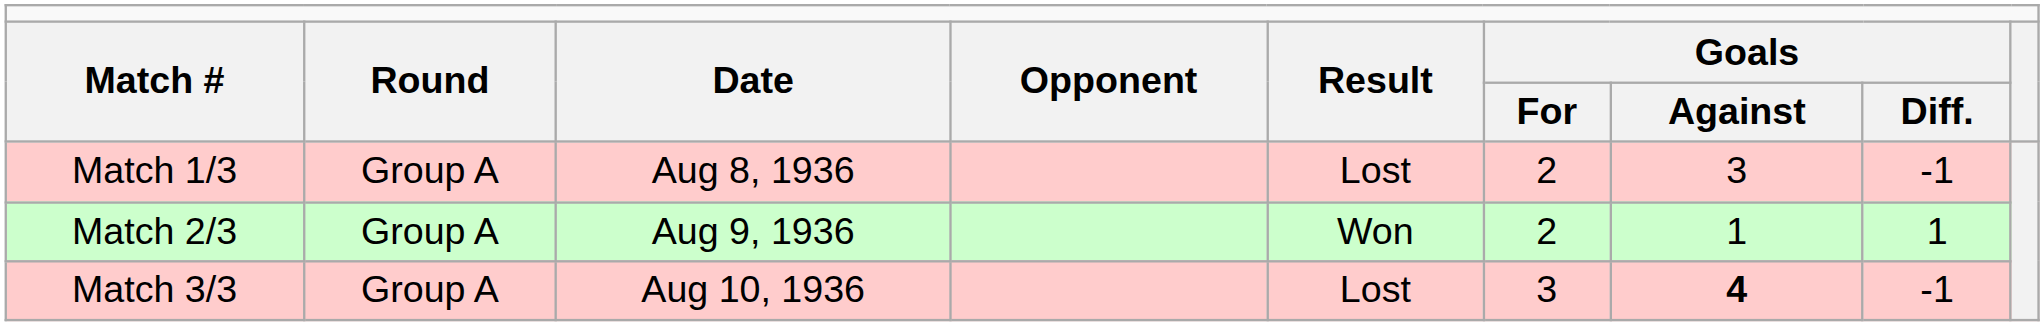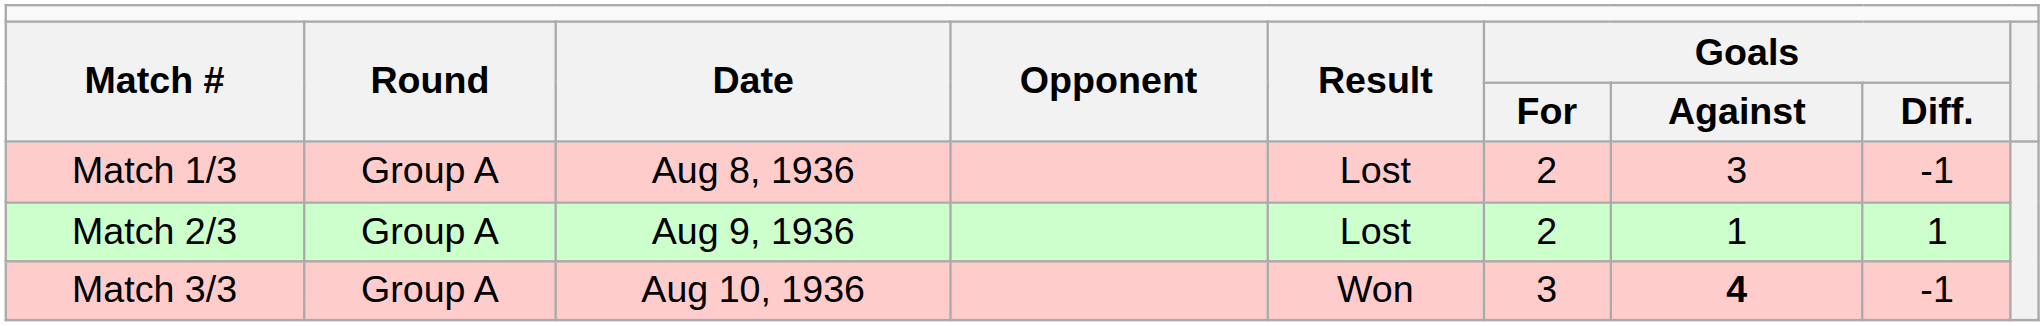(1375, 230) Won -> (1375, 230) Lost
(1375, 290) Lost -> (1375, 290) Won
